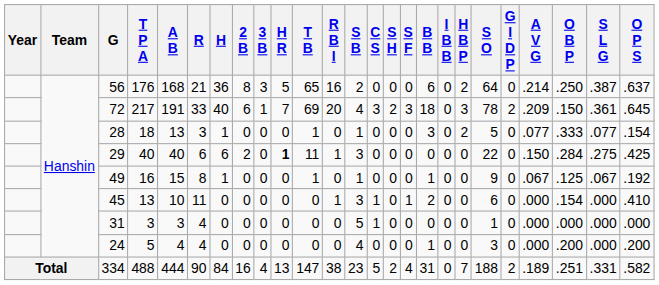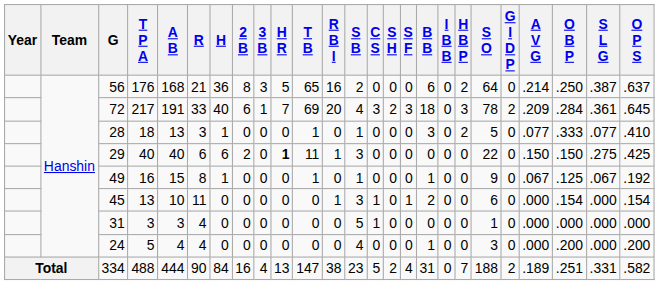(569, 109) .150 -> (569, 109) .284
(637, 132) .154 -> (637, 132) .410
(569, 155) .284 -> (569, 155) .150
(637, 200) .410 -> (637, 200) .154
